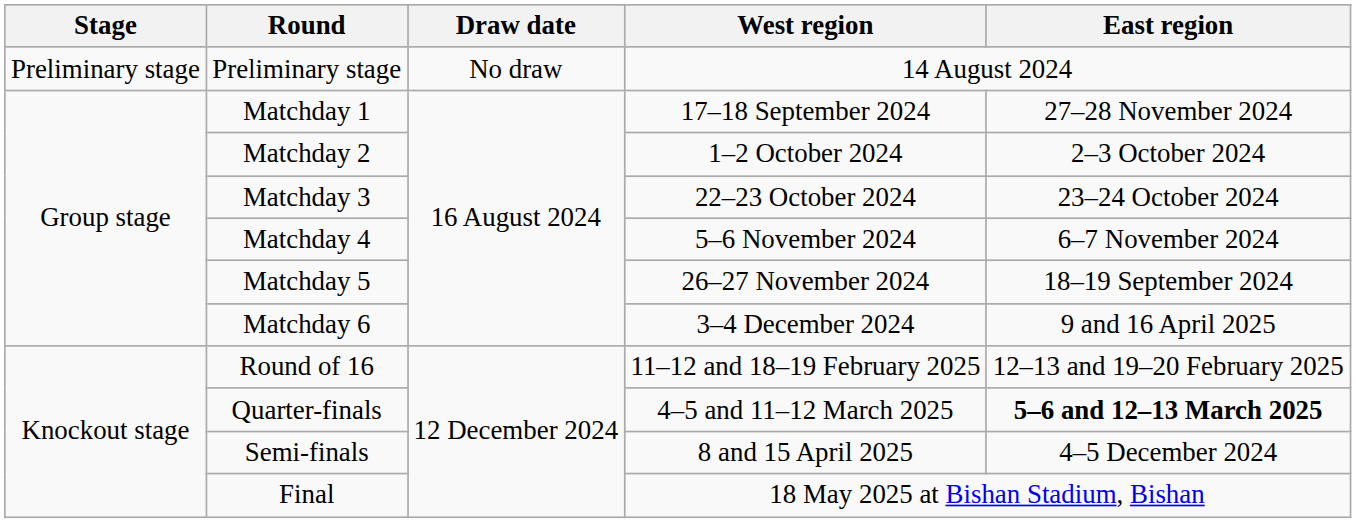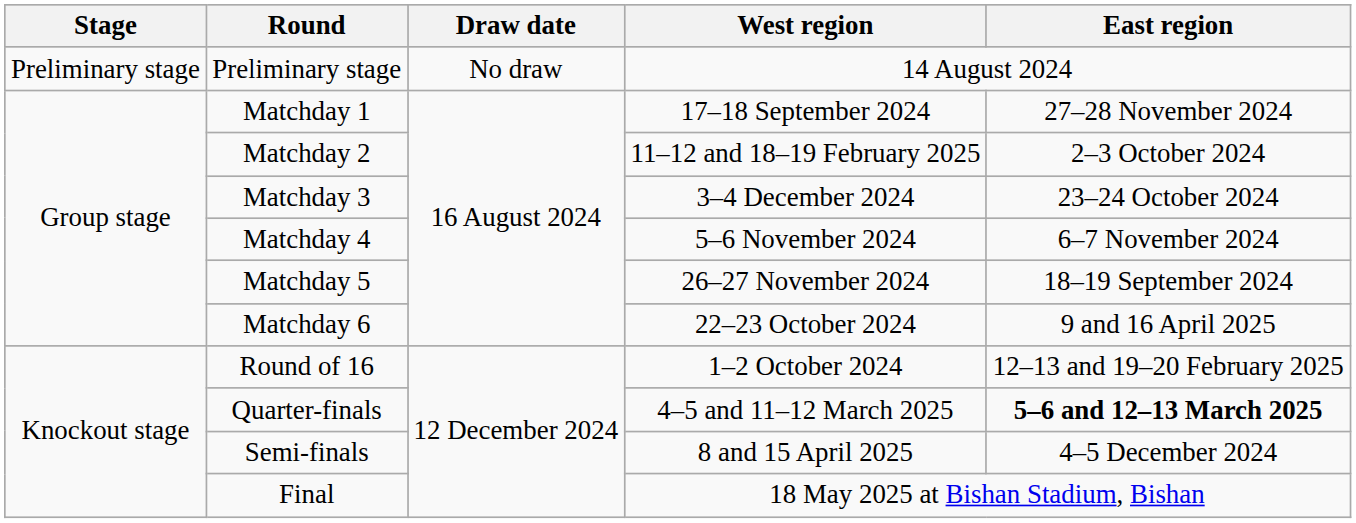(805, 153) 1–2 October 2024 -> (805, 153) 11–12 and 18–19 February 2025
(805, 196) 22–23 October 2024 -> (805, 196) 3–4 December 2024
(805, 324) 3–4 December 2024 -> (805, 324) 22–23 October 2024
(805, 366) 11–12 and 18–19 February 2025 -> (805, 366) 1–2 October 2024
